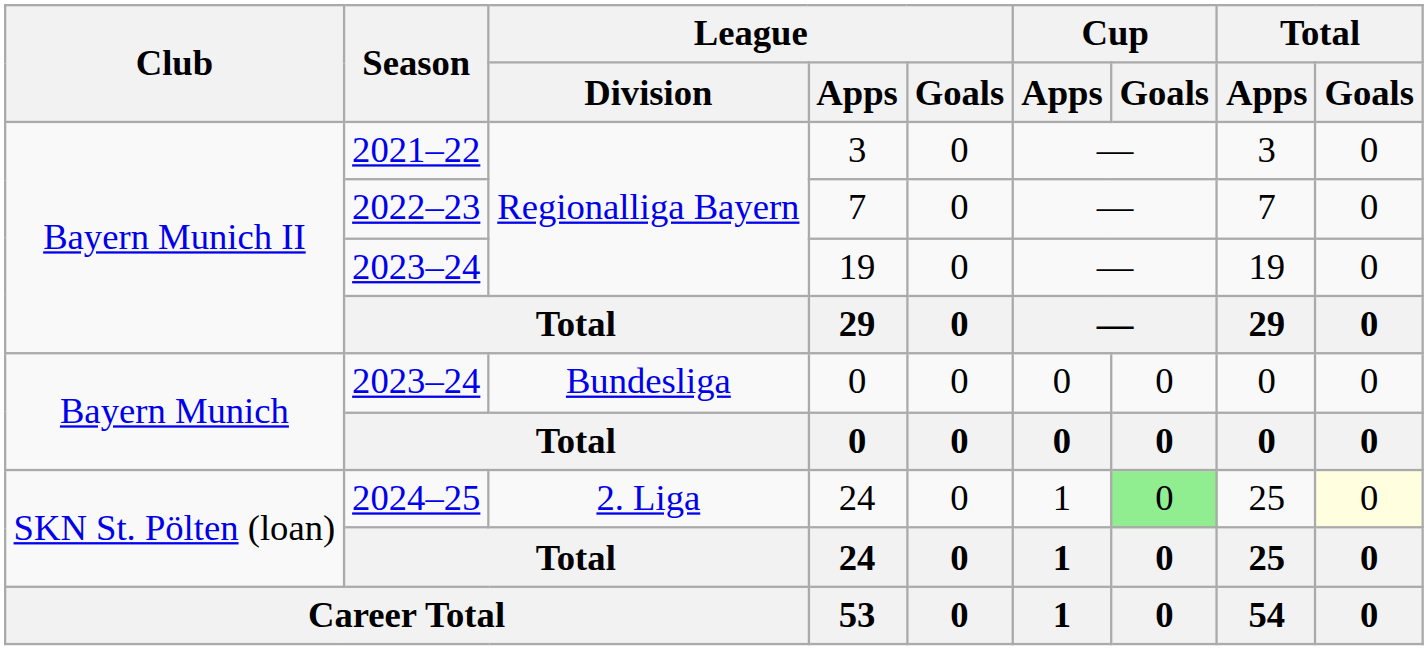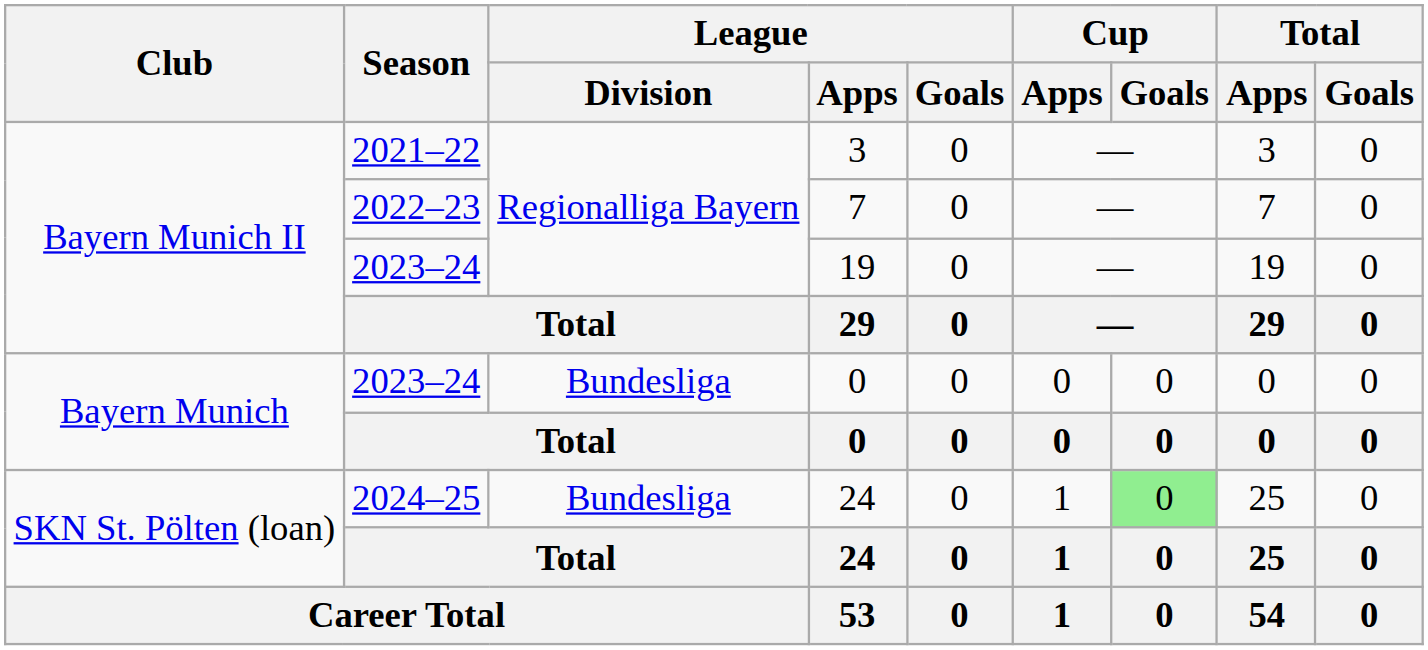(648, 498) 2. Liga -> (648, 498) Bundesliga
(1369, 498) lightyellow background -> (1369, 498) no background
